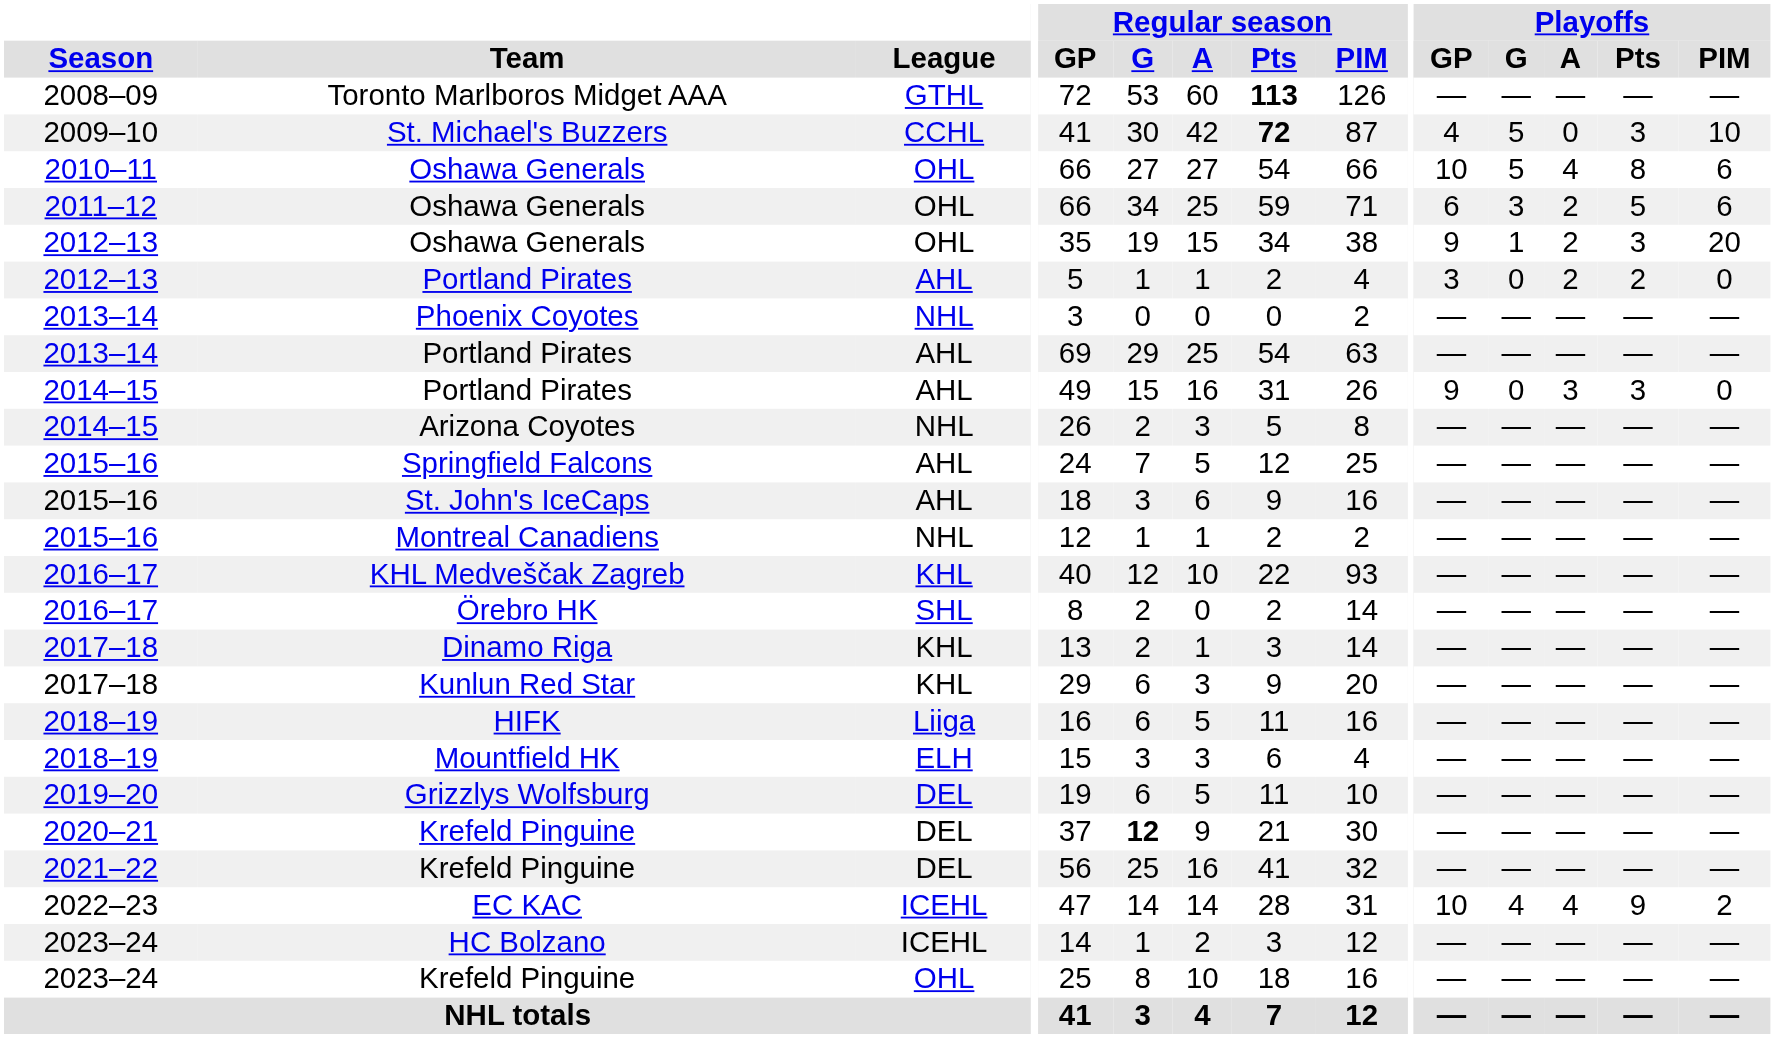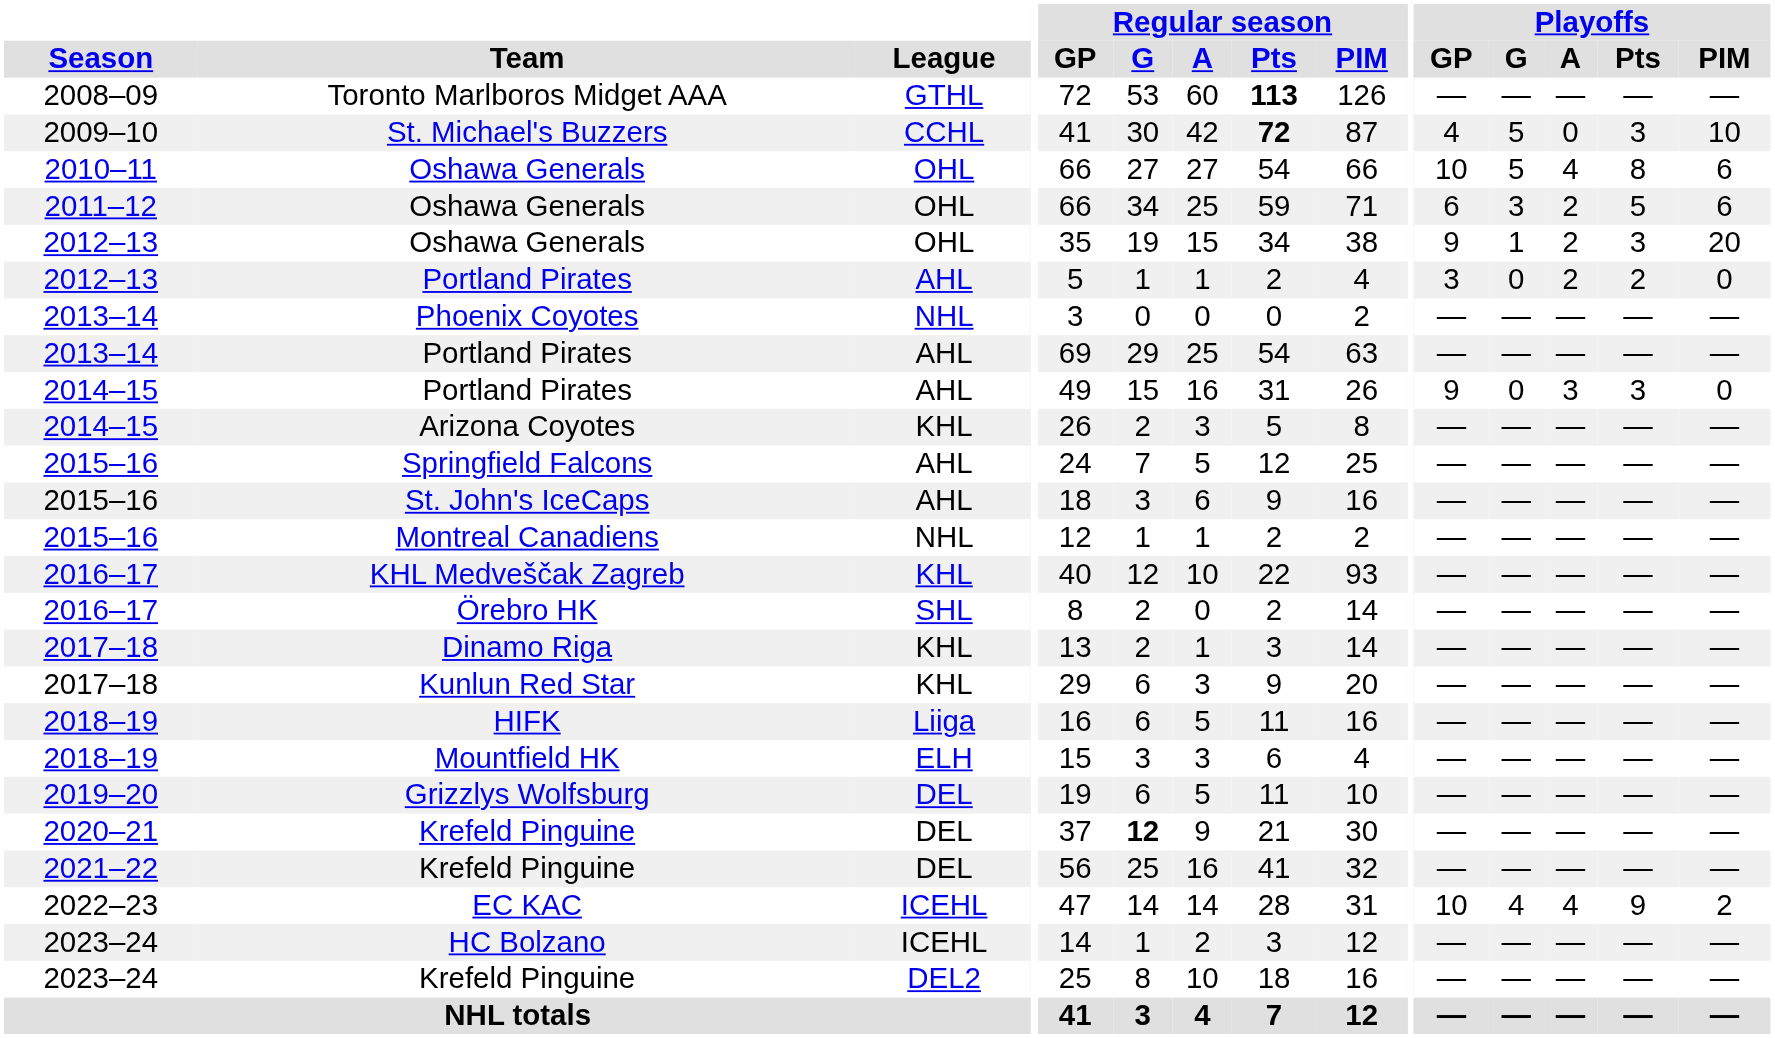(944, 426) NHL -> (944, 426) KHL
(944, 978) OHL -> (944, 978) DEL2
